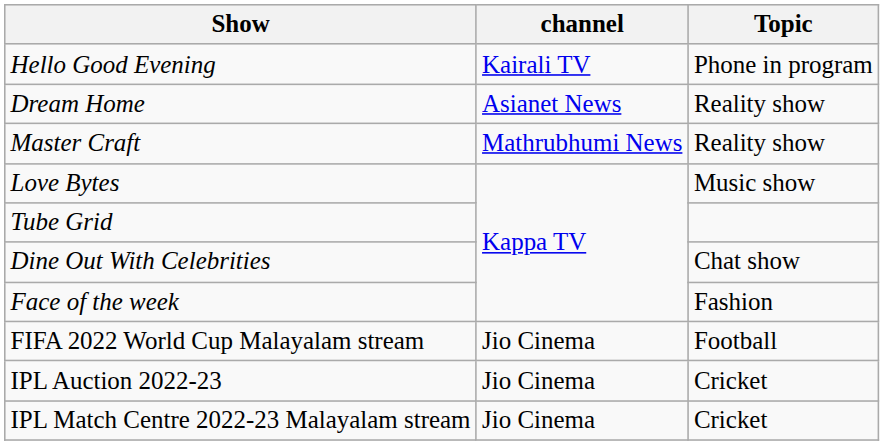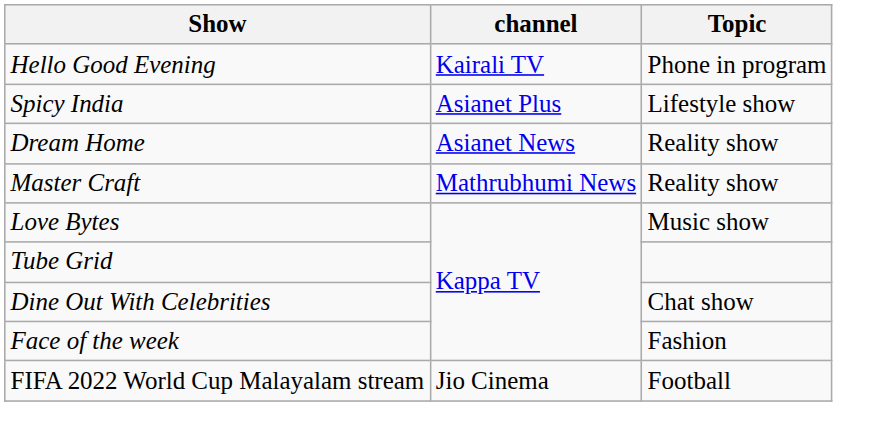+ row: (67, 103)
- row: (116, 380)
- row: (241, 420)
